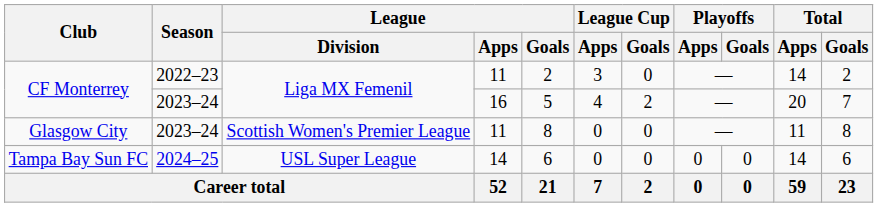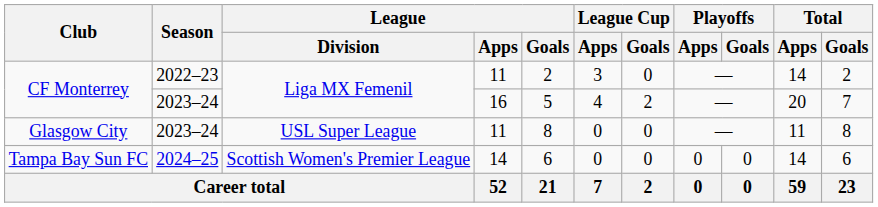(348, 131) Scottish Women's Premier League -> (348, 131) USL Super League
(348, 159) USL Super League -> (348, 159) Scottish Women's Premier League
